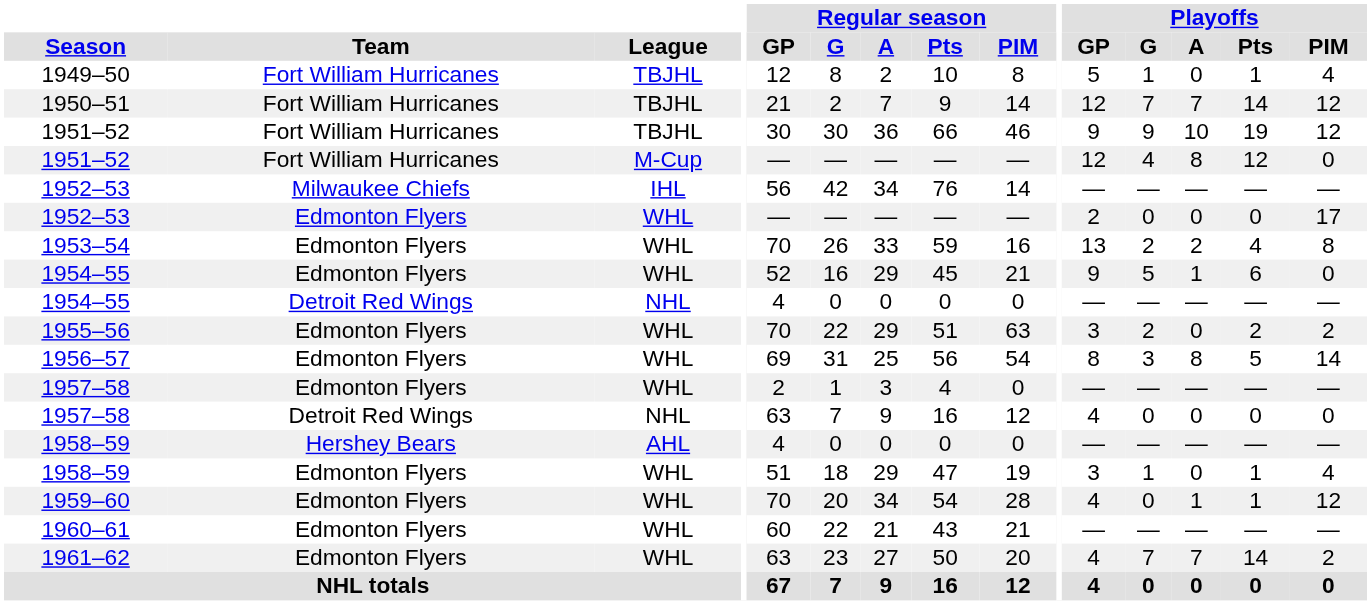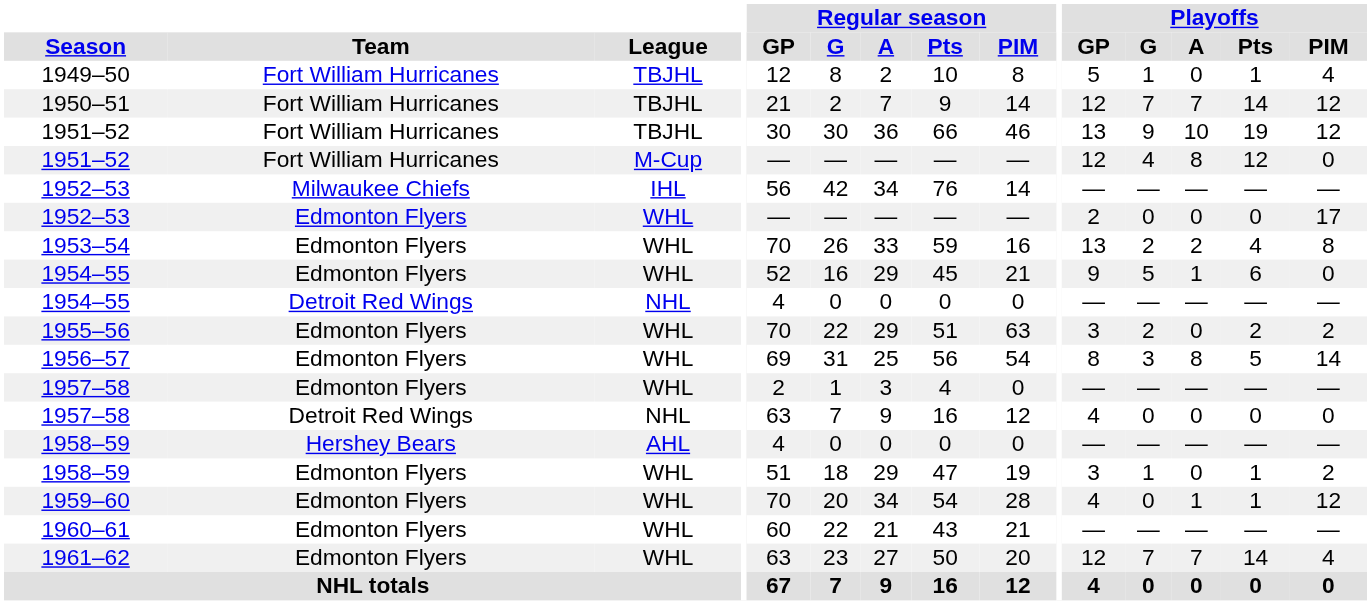(1094, 131) 9 -> (1094, 131) 13
(1328, 472) 4 -> (1328, 472) 2
(1094, 557) 4 -> (1094, 557) 12
(1328, 557) 2 -> (1328, 557) 4
